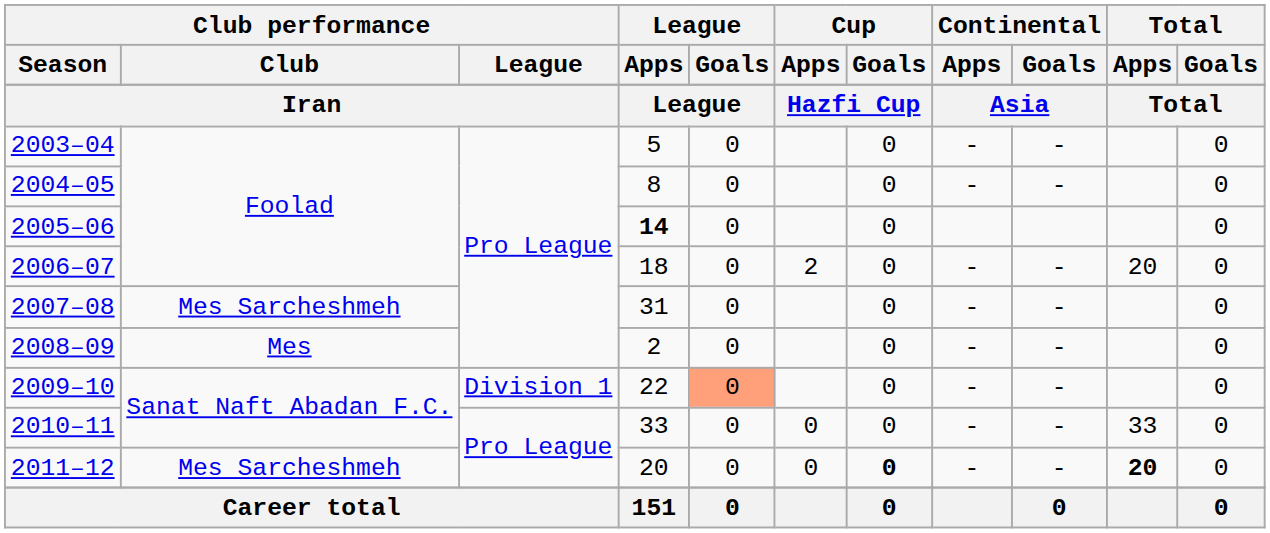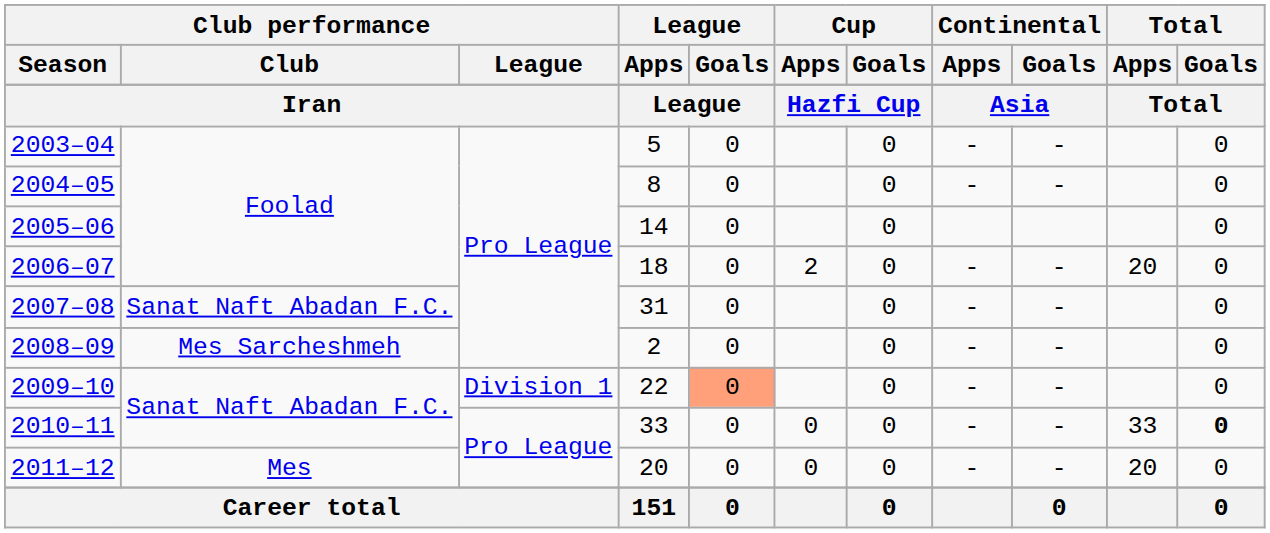(654, 226) bold -> (654, 226) normal
(289, 307) Mes Sarcheshmeh -> (289, 307) Sanat Naft Abadan F.C.
(289, 347) Mes -> (289, 347) Mes Sarcheshmeh
(1221, 428) normal -> (1221, 428) bold
(289, 468) Mes Sarcheshmeh -> (289, 468) Mes
(889, 468) bold -> (889, 468) normal
(1143, 468) bold -> (1143, 468) normal
